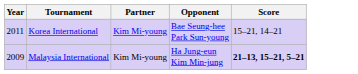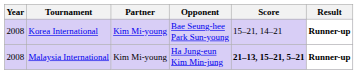+ column: (330, 12)
(15, 32) 2011 -> (15, 32) 2008
(15, 57) 2009 -> (15, 57) 2008
